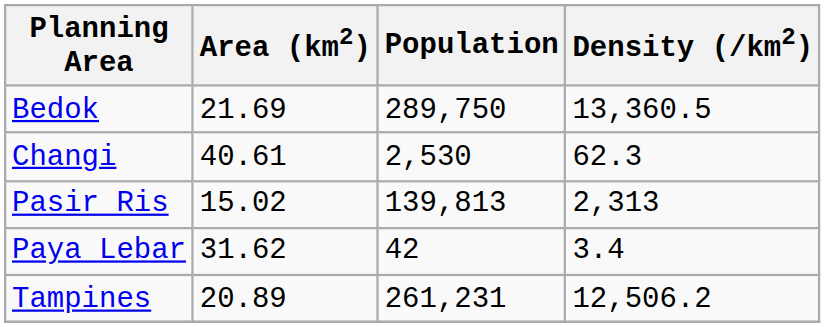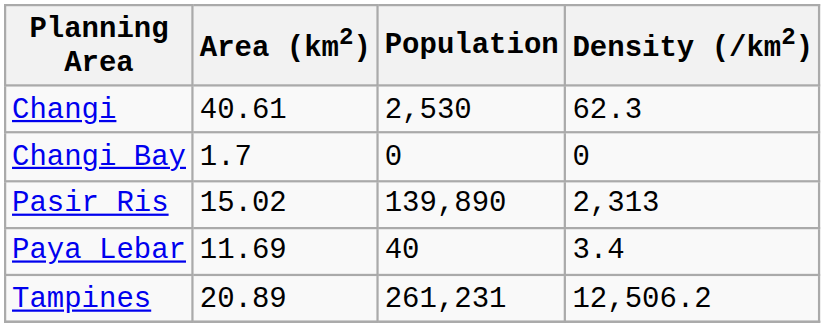- row: (56, 109)
+ row: (99, 157)
(446, 204) 139,813 -> (446, 204) 139,890
(243, 251) 31.62 -> (243, 251) 11.69
(402, 251) 42 -> (402, 251) 40
